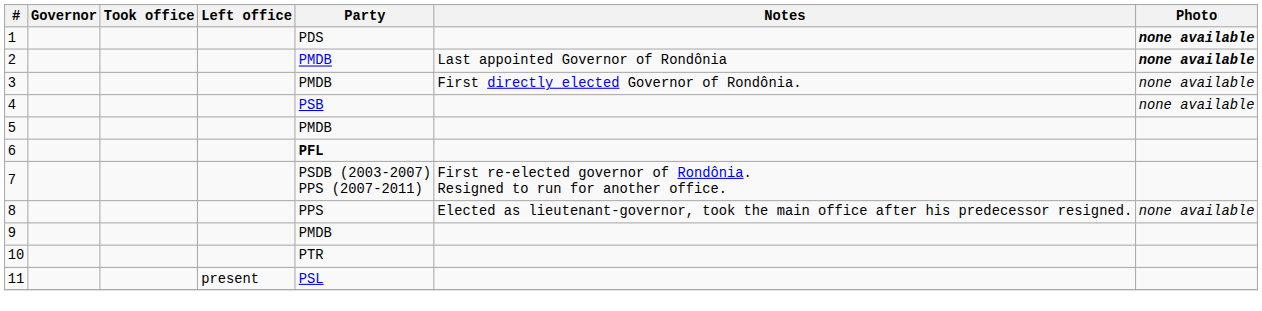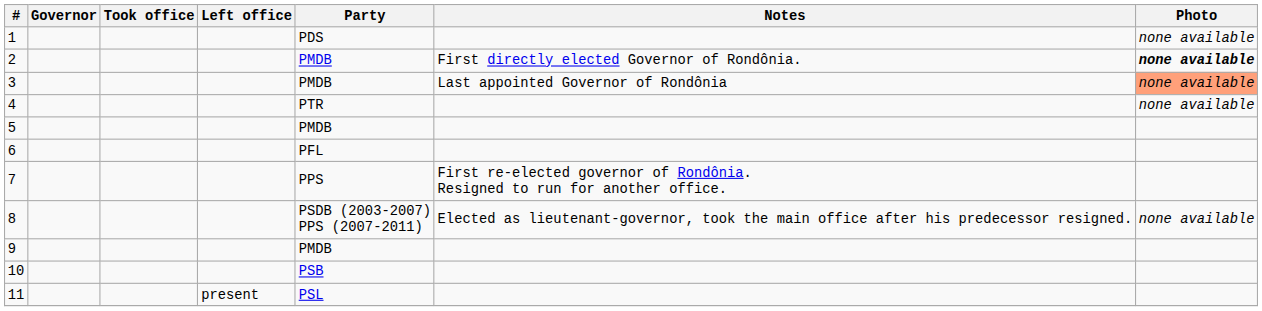(1197, 38) bold -> (1197, 38) normal
(582, 61) Last appointed Governor of Rondônia -> (620, 61) First directly elected Governor of Rondônia.
(620, 83) First directly elected Governor of Rondônia. -> (582, 83) Last appointed Governor of Rondônia
(1197, 83) no background -> (1197, 83) lightsalmon background
(311, 106) PSB -> (311, 106) PTR
(311, 151) bold -> (311, 151) normal
(365, 181) PSDB (2003-2007) PPS (2007-2011) -> (311, 181) PPS
(311, 211) PPS -> (365, 219) PSDB (2003-2007) PPS (2007-2011)
(311, 256) PTR -> (311, 272) PSB
